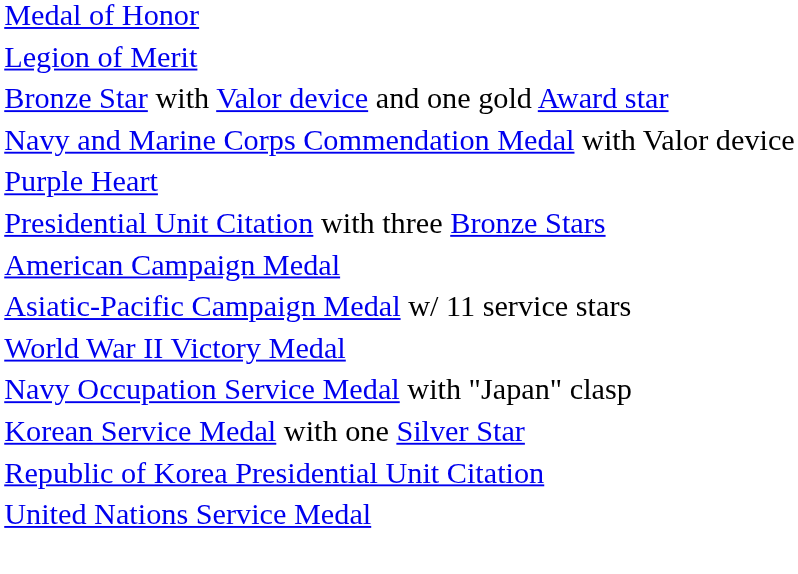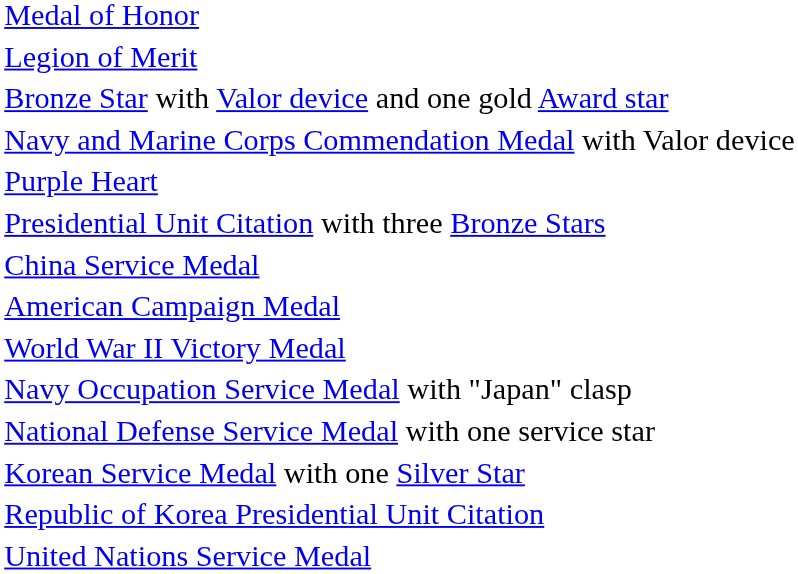+ row: (132, 264)
- row: (318, 306)
+ row: (330, 431)
